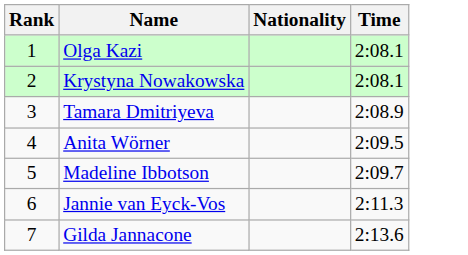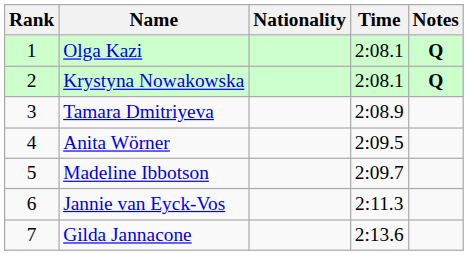+ column: (436, 19)
